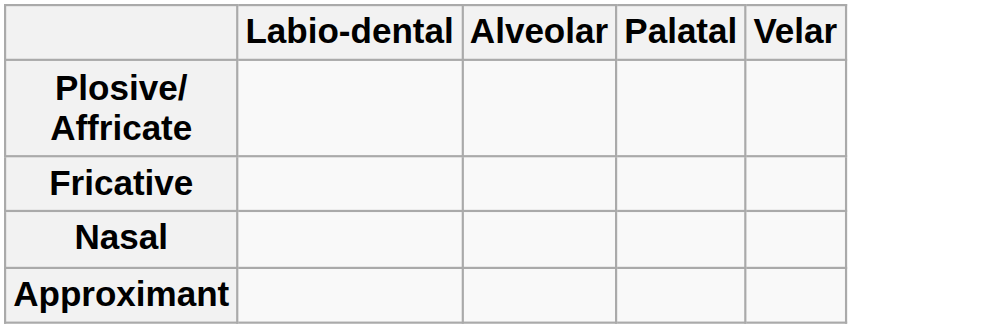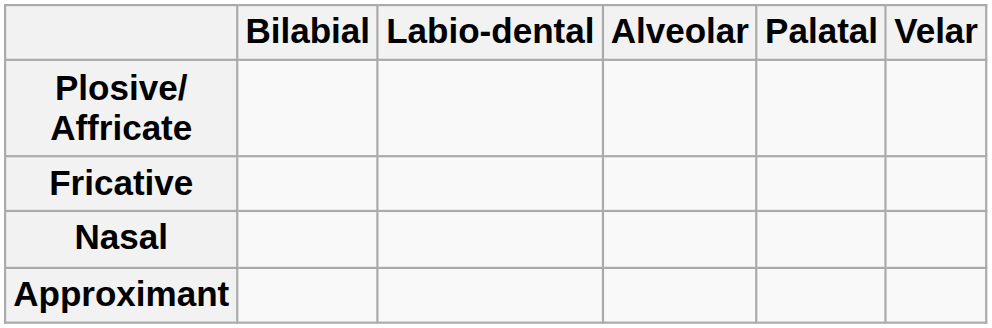+ column: (308, 32)
